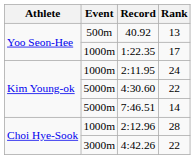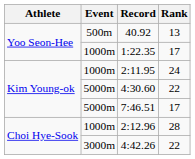(174, 108) 14 -> (174, 108) 17
